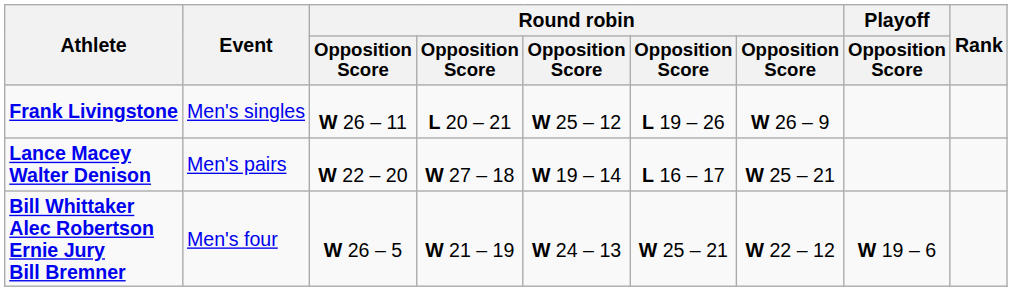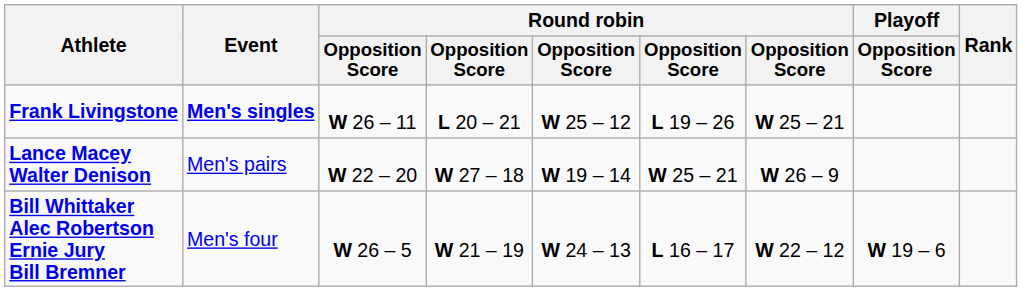(246, 112) normal -> (251, 112) bold
(790, 123) W 26 – 9 -> (800, 123) W 25 – 21
(683, 176) L 16 – 17 -> (693, 176) W 25 – 21
(790, 176) W 25 – 21 -> (800, 176) W 26 – 9
(683, 250) W 25 – 21 -> (693, 250) L 16 – 17
